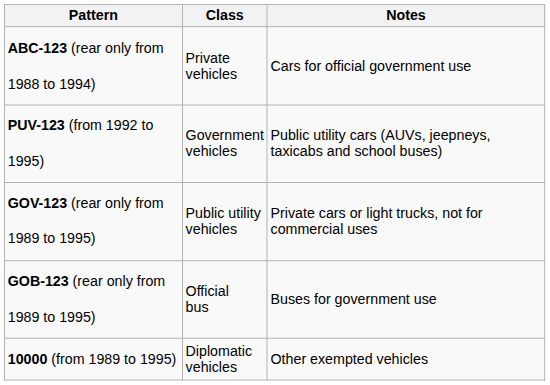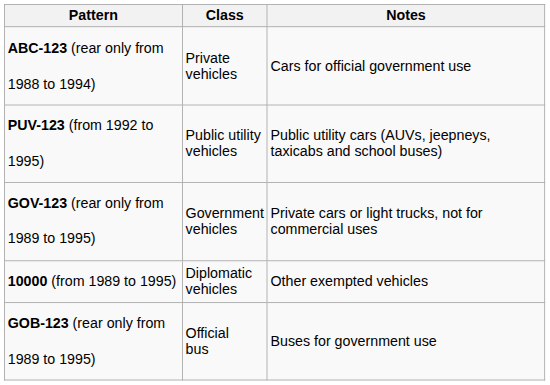(225, 143) Government vehicles -> (223, 143) Public utility vehicles
(223, 221) Public utility vehicles -> (225, 221) Government vehicles
rows swapped: (92, 359) <-> (86, 299)
